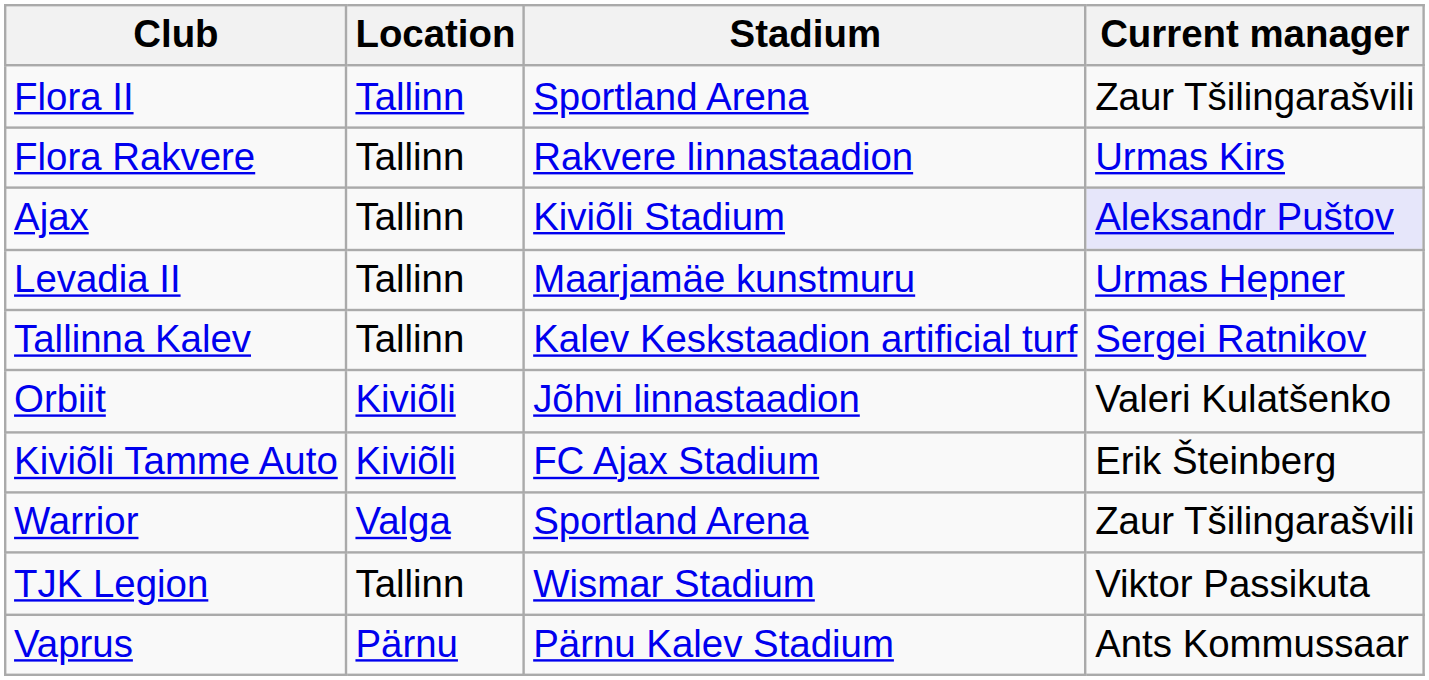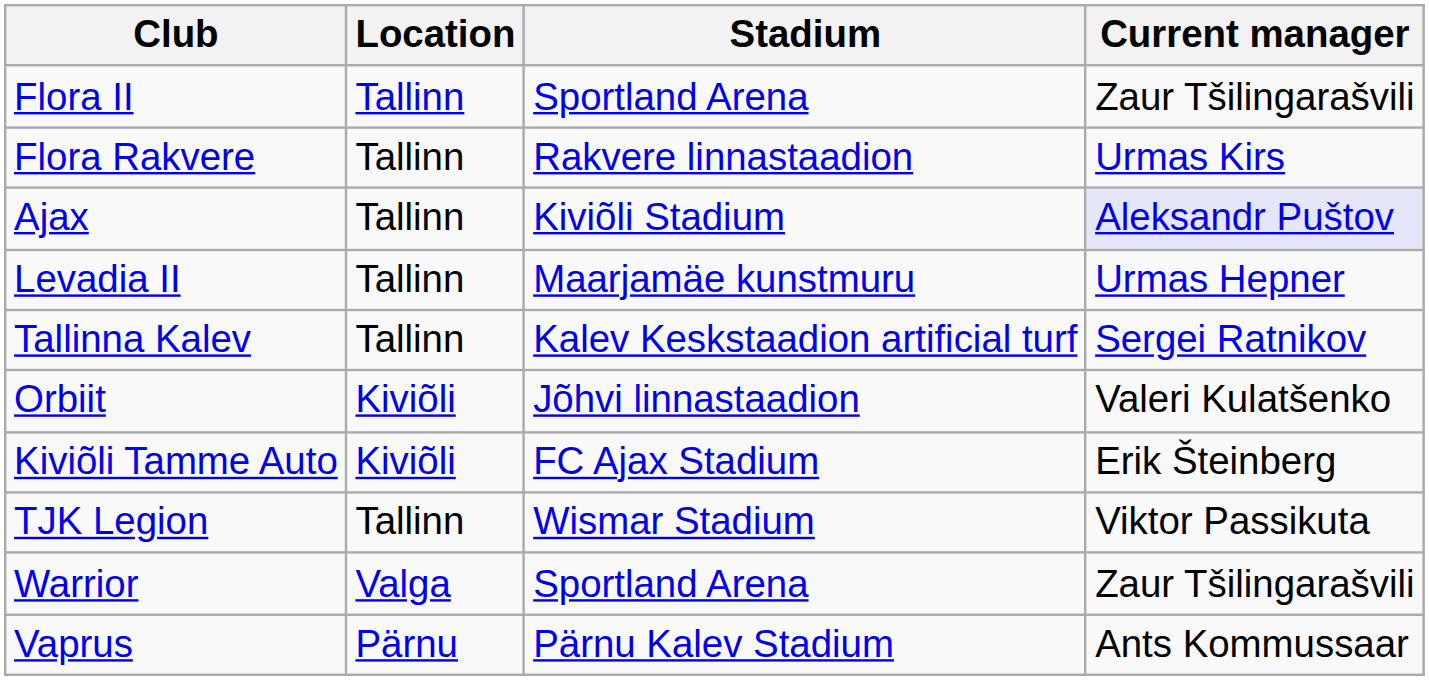rows swapped: (111, 583) <-> (76, 522)
